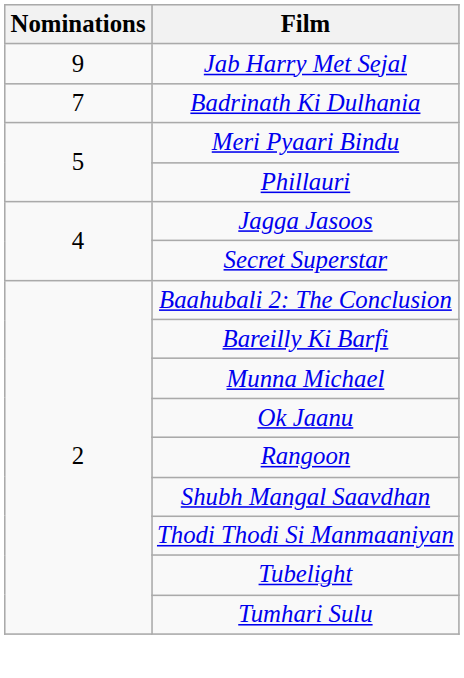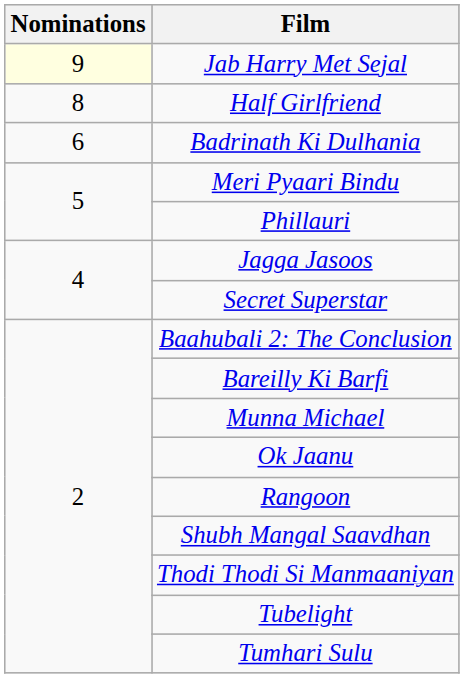(78, 63) no background -> (78, 63) lightyellow background
+ row: (305, 102)
(78, 102) 7 -> (78, 142) 6
